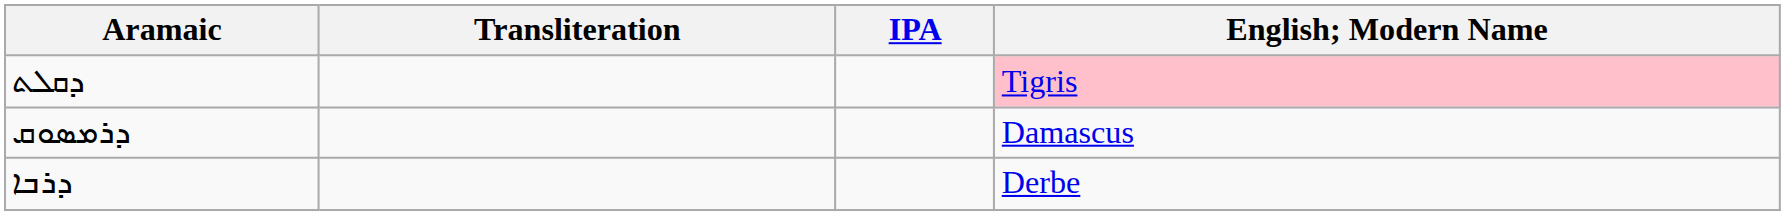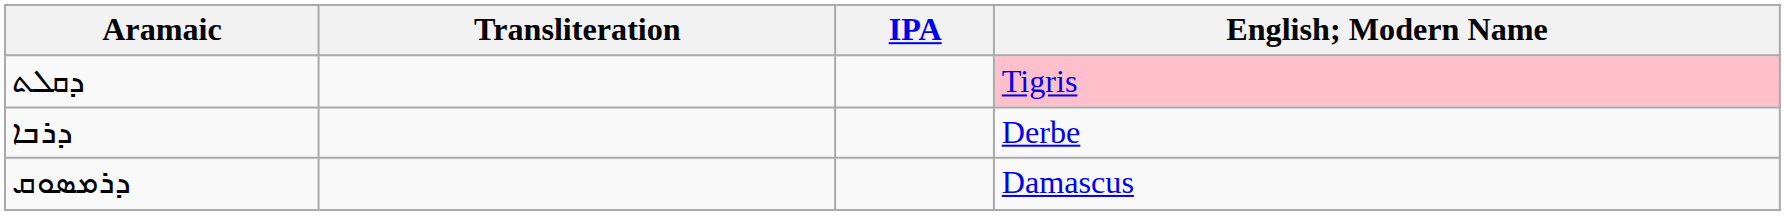rows swapped: (43, 183) <-> (72, 132)
